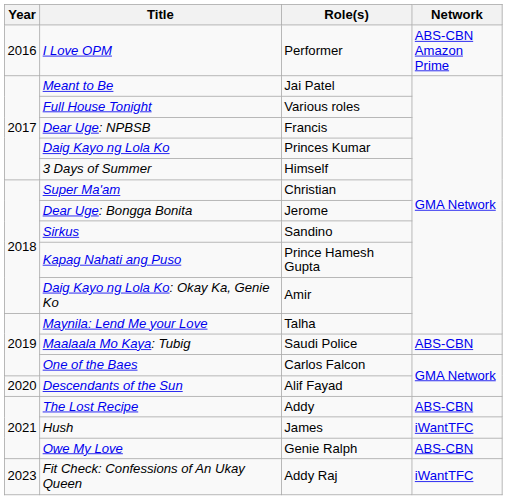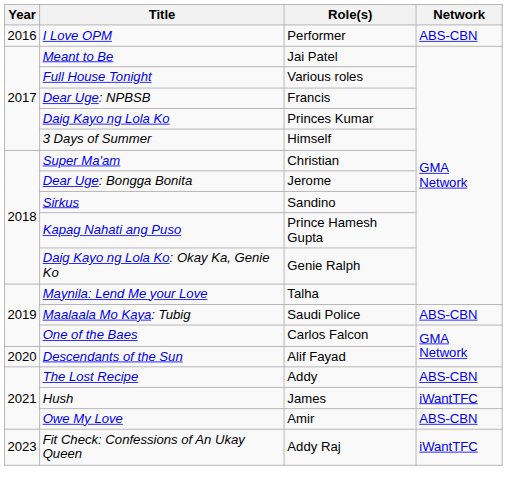(444, 50) ABS-CBN Amazon Prime -> (448, 35) ABS-CBN
(298, 295) Amir -> (324, 265) Genie Ralph
(321, 448) Genie Ralph -> (301, 418) Amir
